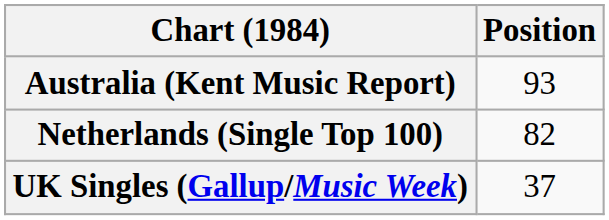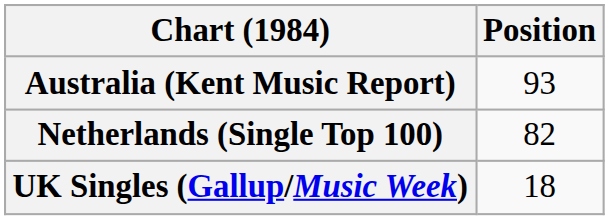(540, 186) 37 -> (540, 186) 18
